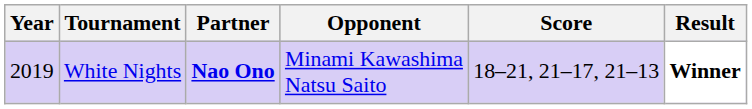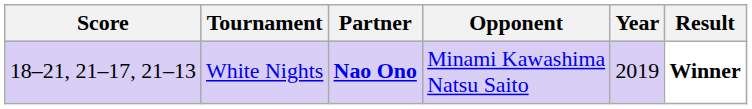columns swapped: (32, 22) <-> (566, 22)
